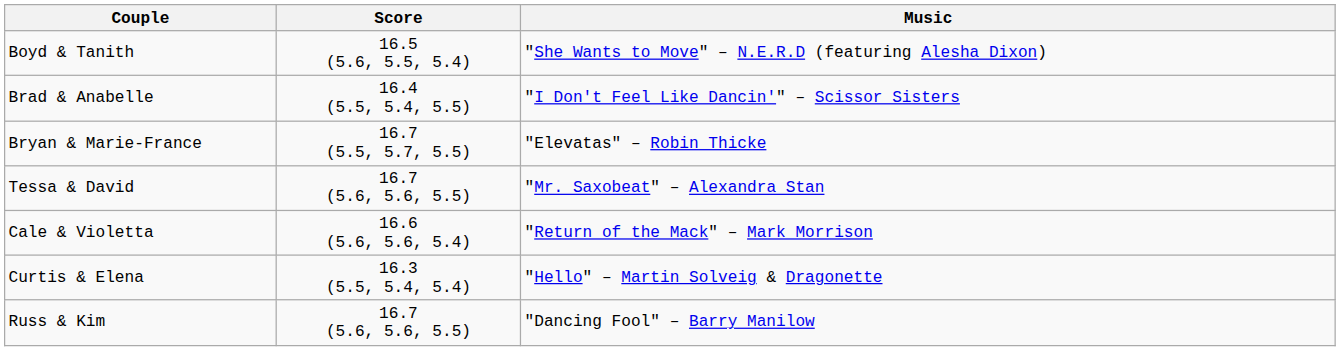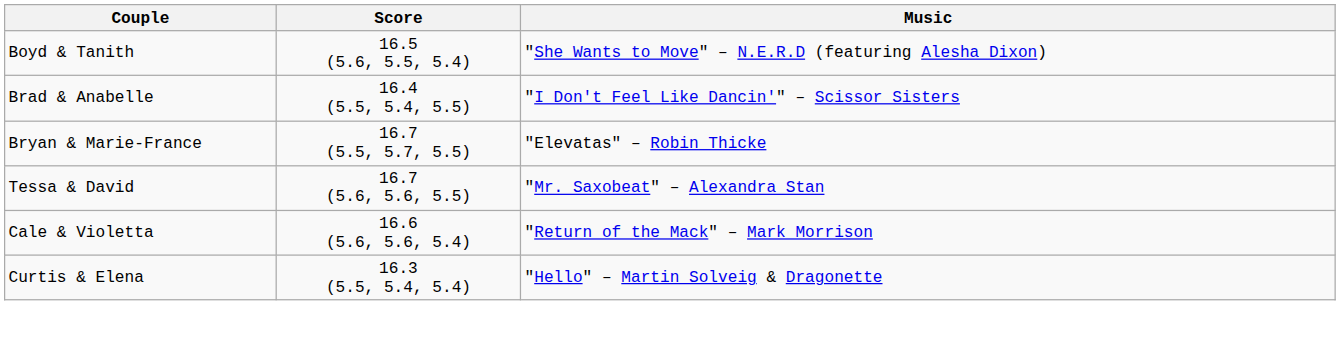- row: (57, 323)
